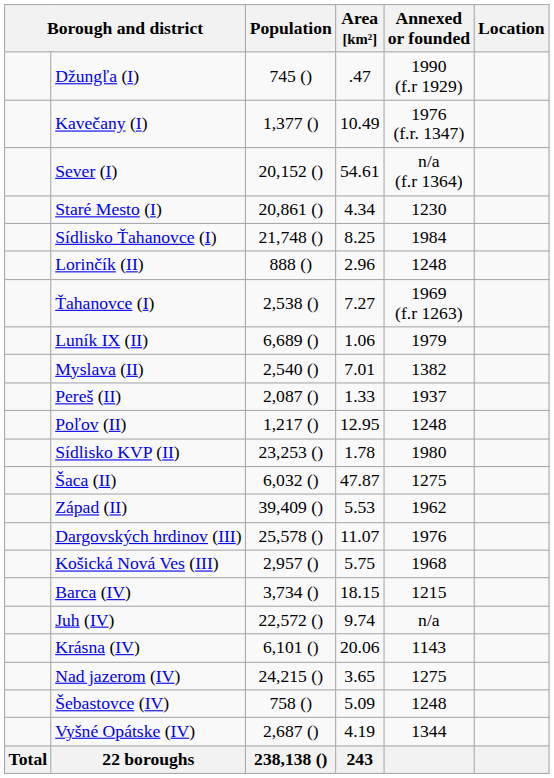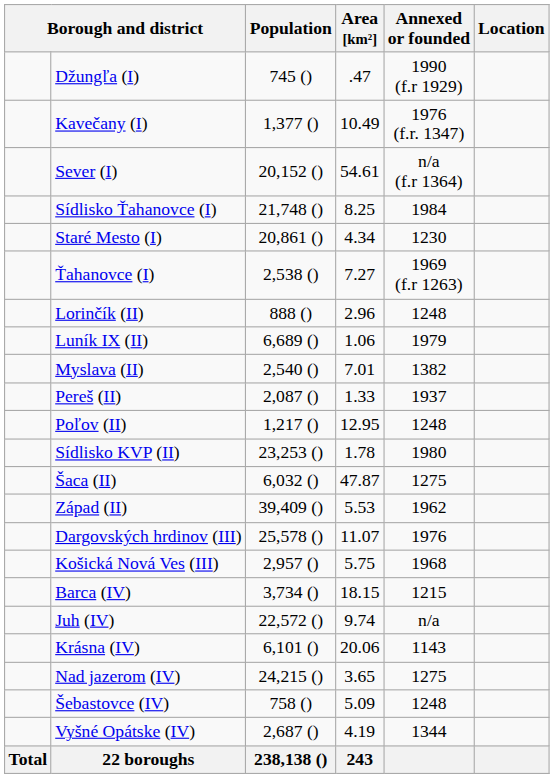rows swapped: (136, 237) <-> (108, 209)
rows swapped: (105, 302) <-> (99, 265)
